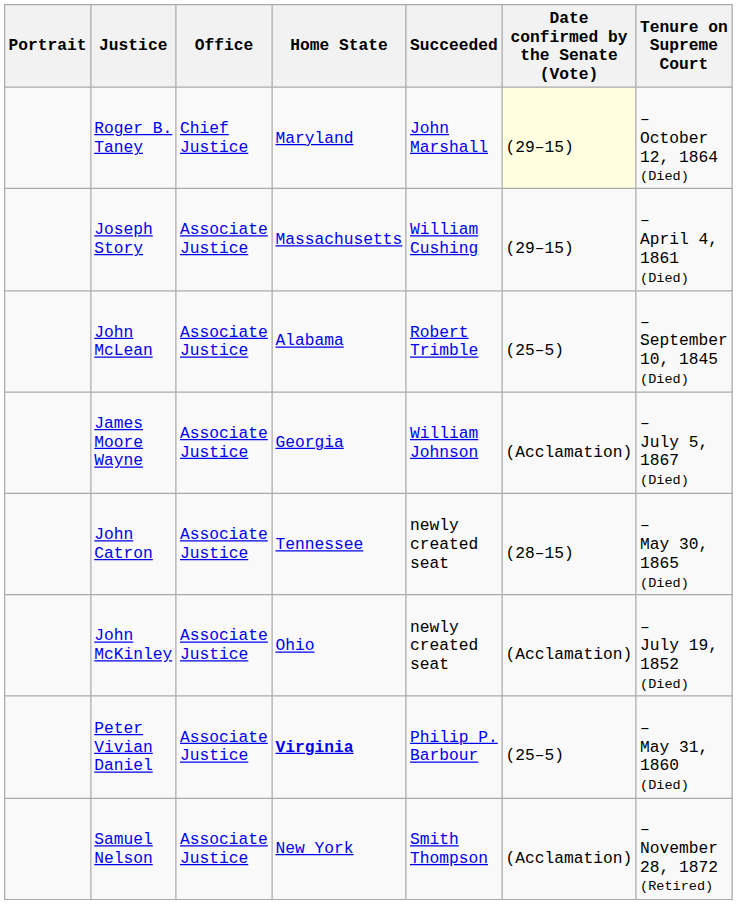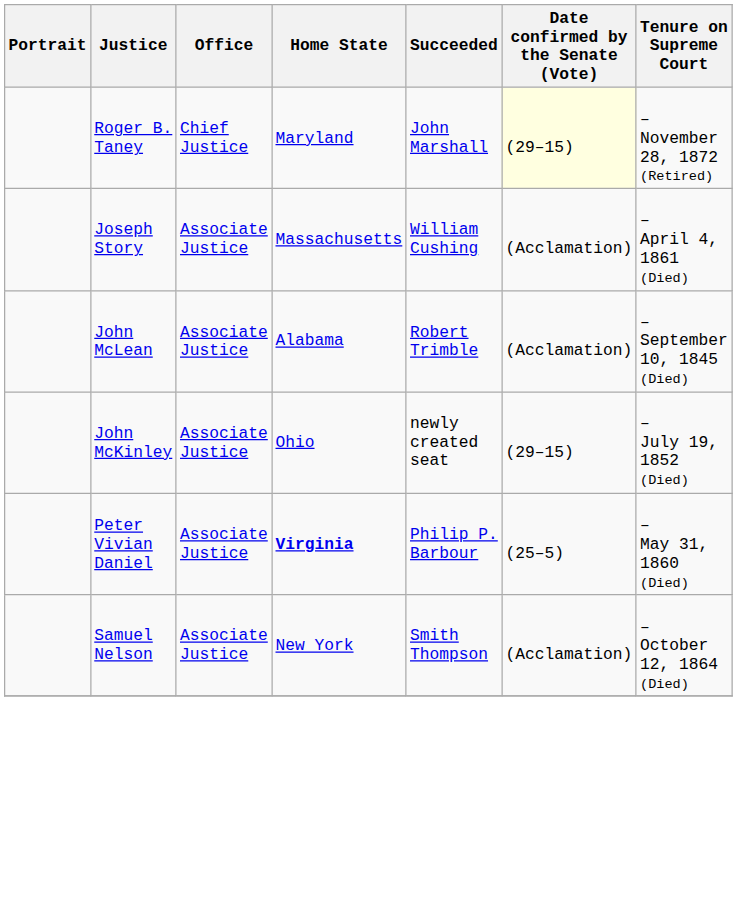(679, 147) – October 12, 1864 (Died) -> (679, 147) – November 28, 1872 (Retired)
(540, 249) (29–15) -> (569, 249) (Acclamation)
(535, 350) (25–5) -> (569, 350) (Acclamation)
- row: (119, 443)
- row: (124, 544)
(569, 655) (Acclamation) -> (540, 452) (29–15)
(679, 857) – November 28, 1872 (Retired) -> (679, 654) – October 12, 1864 (Died)
